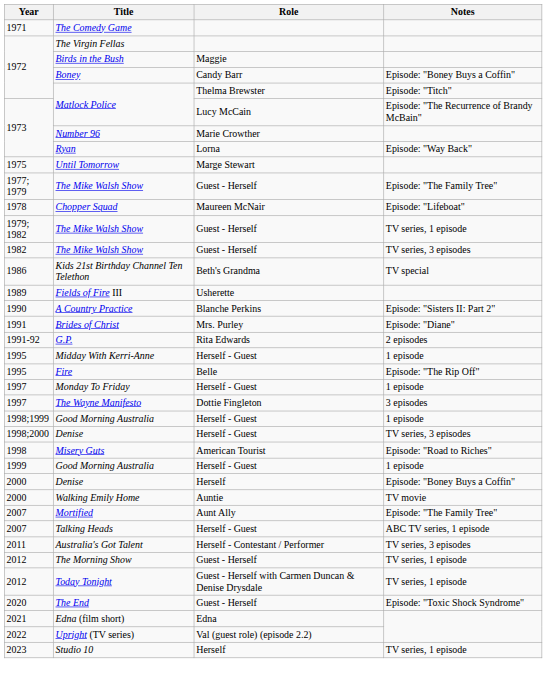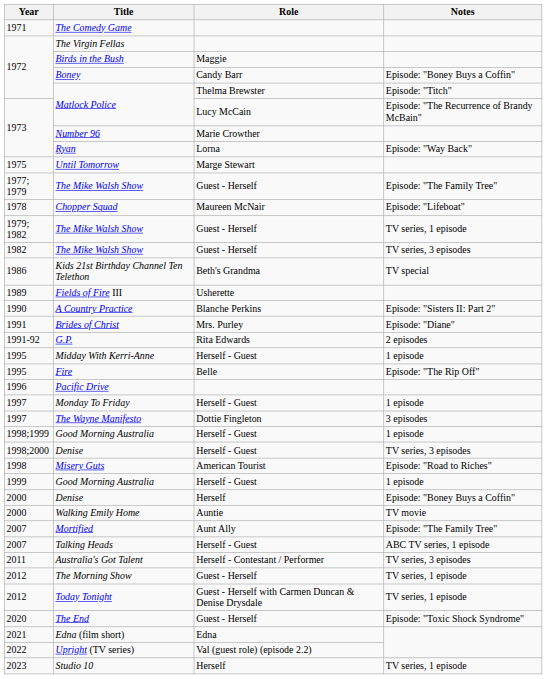+ row: (17, 387)
